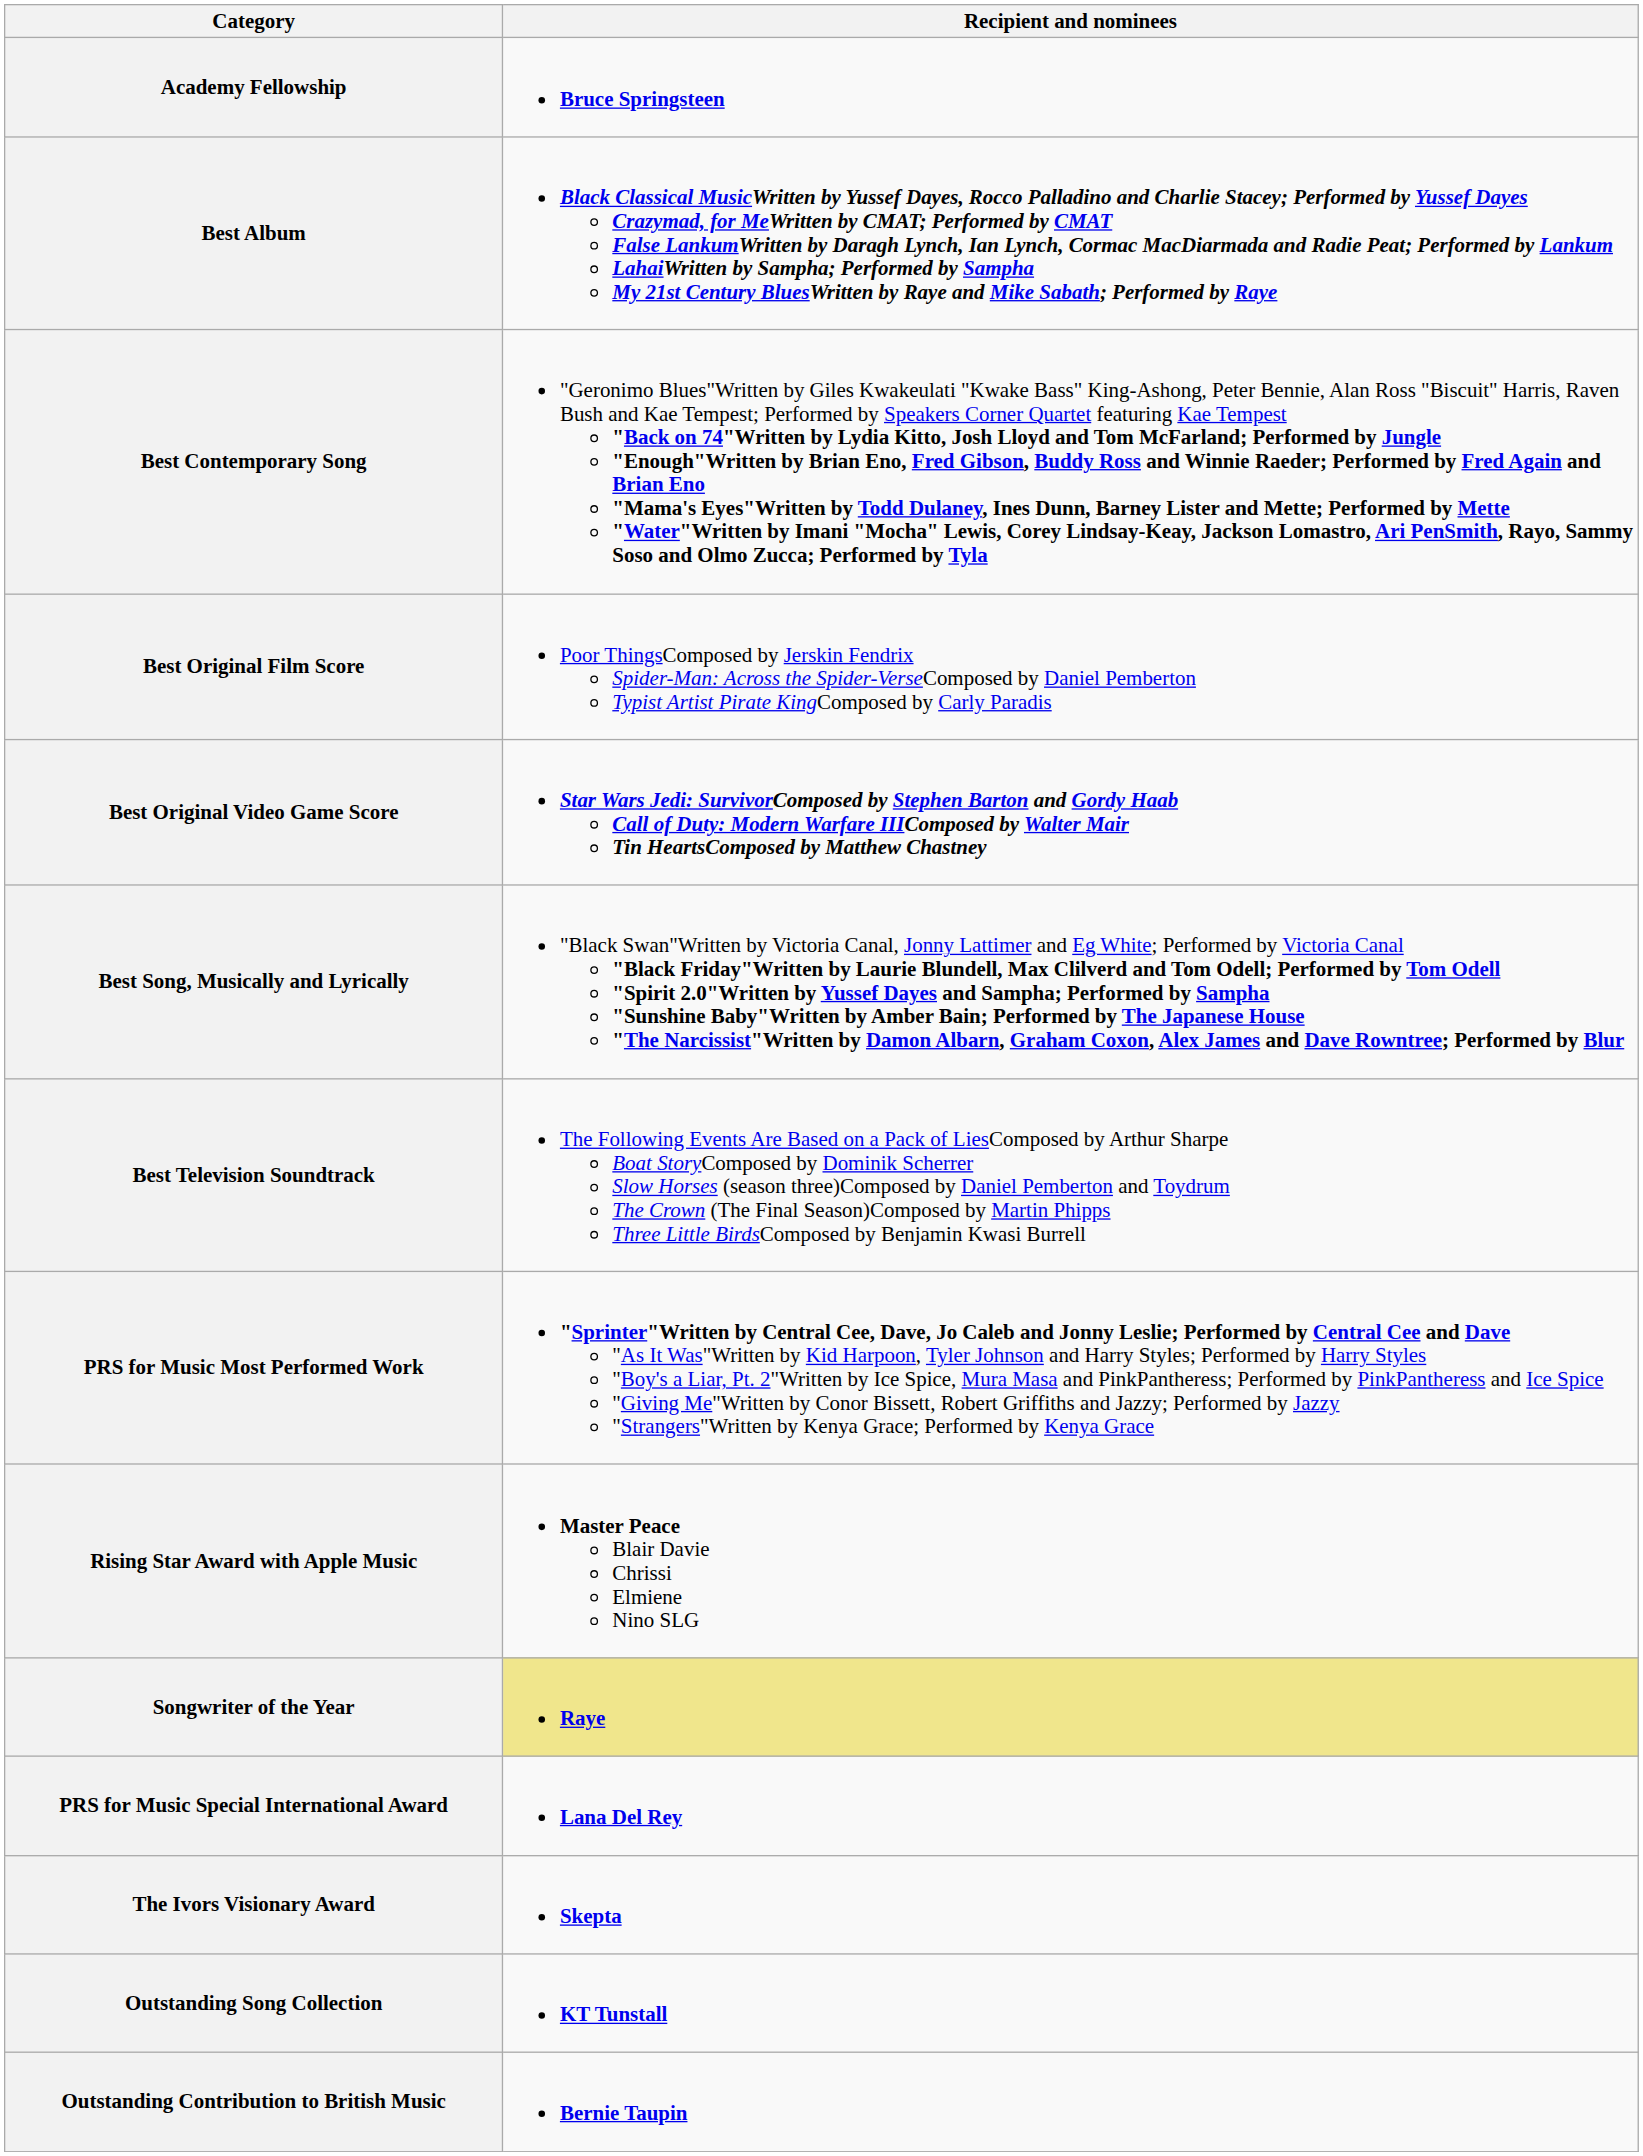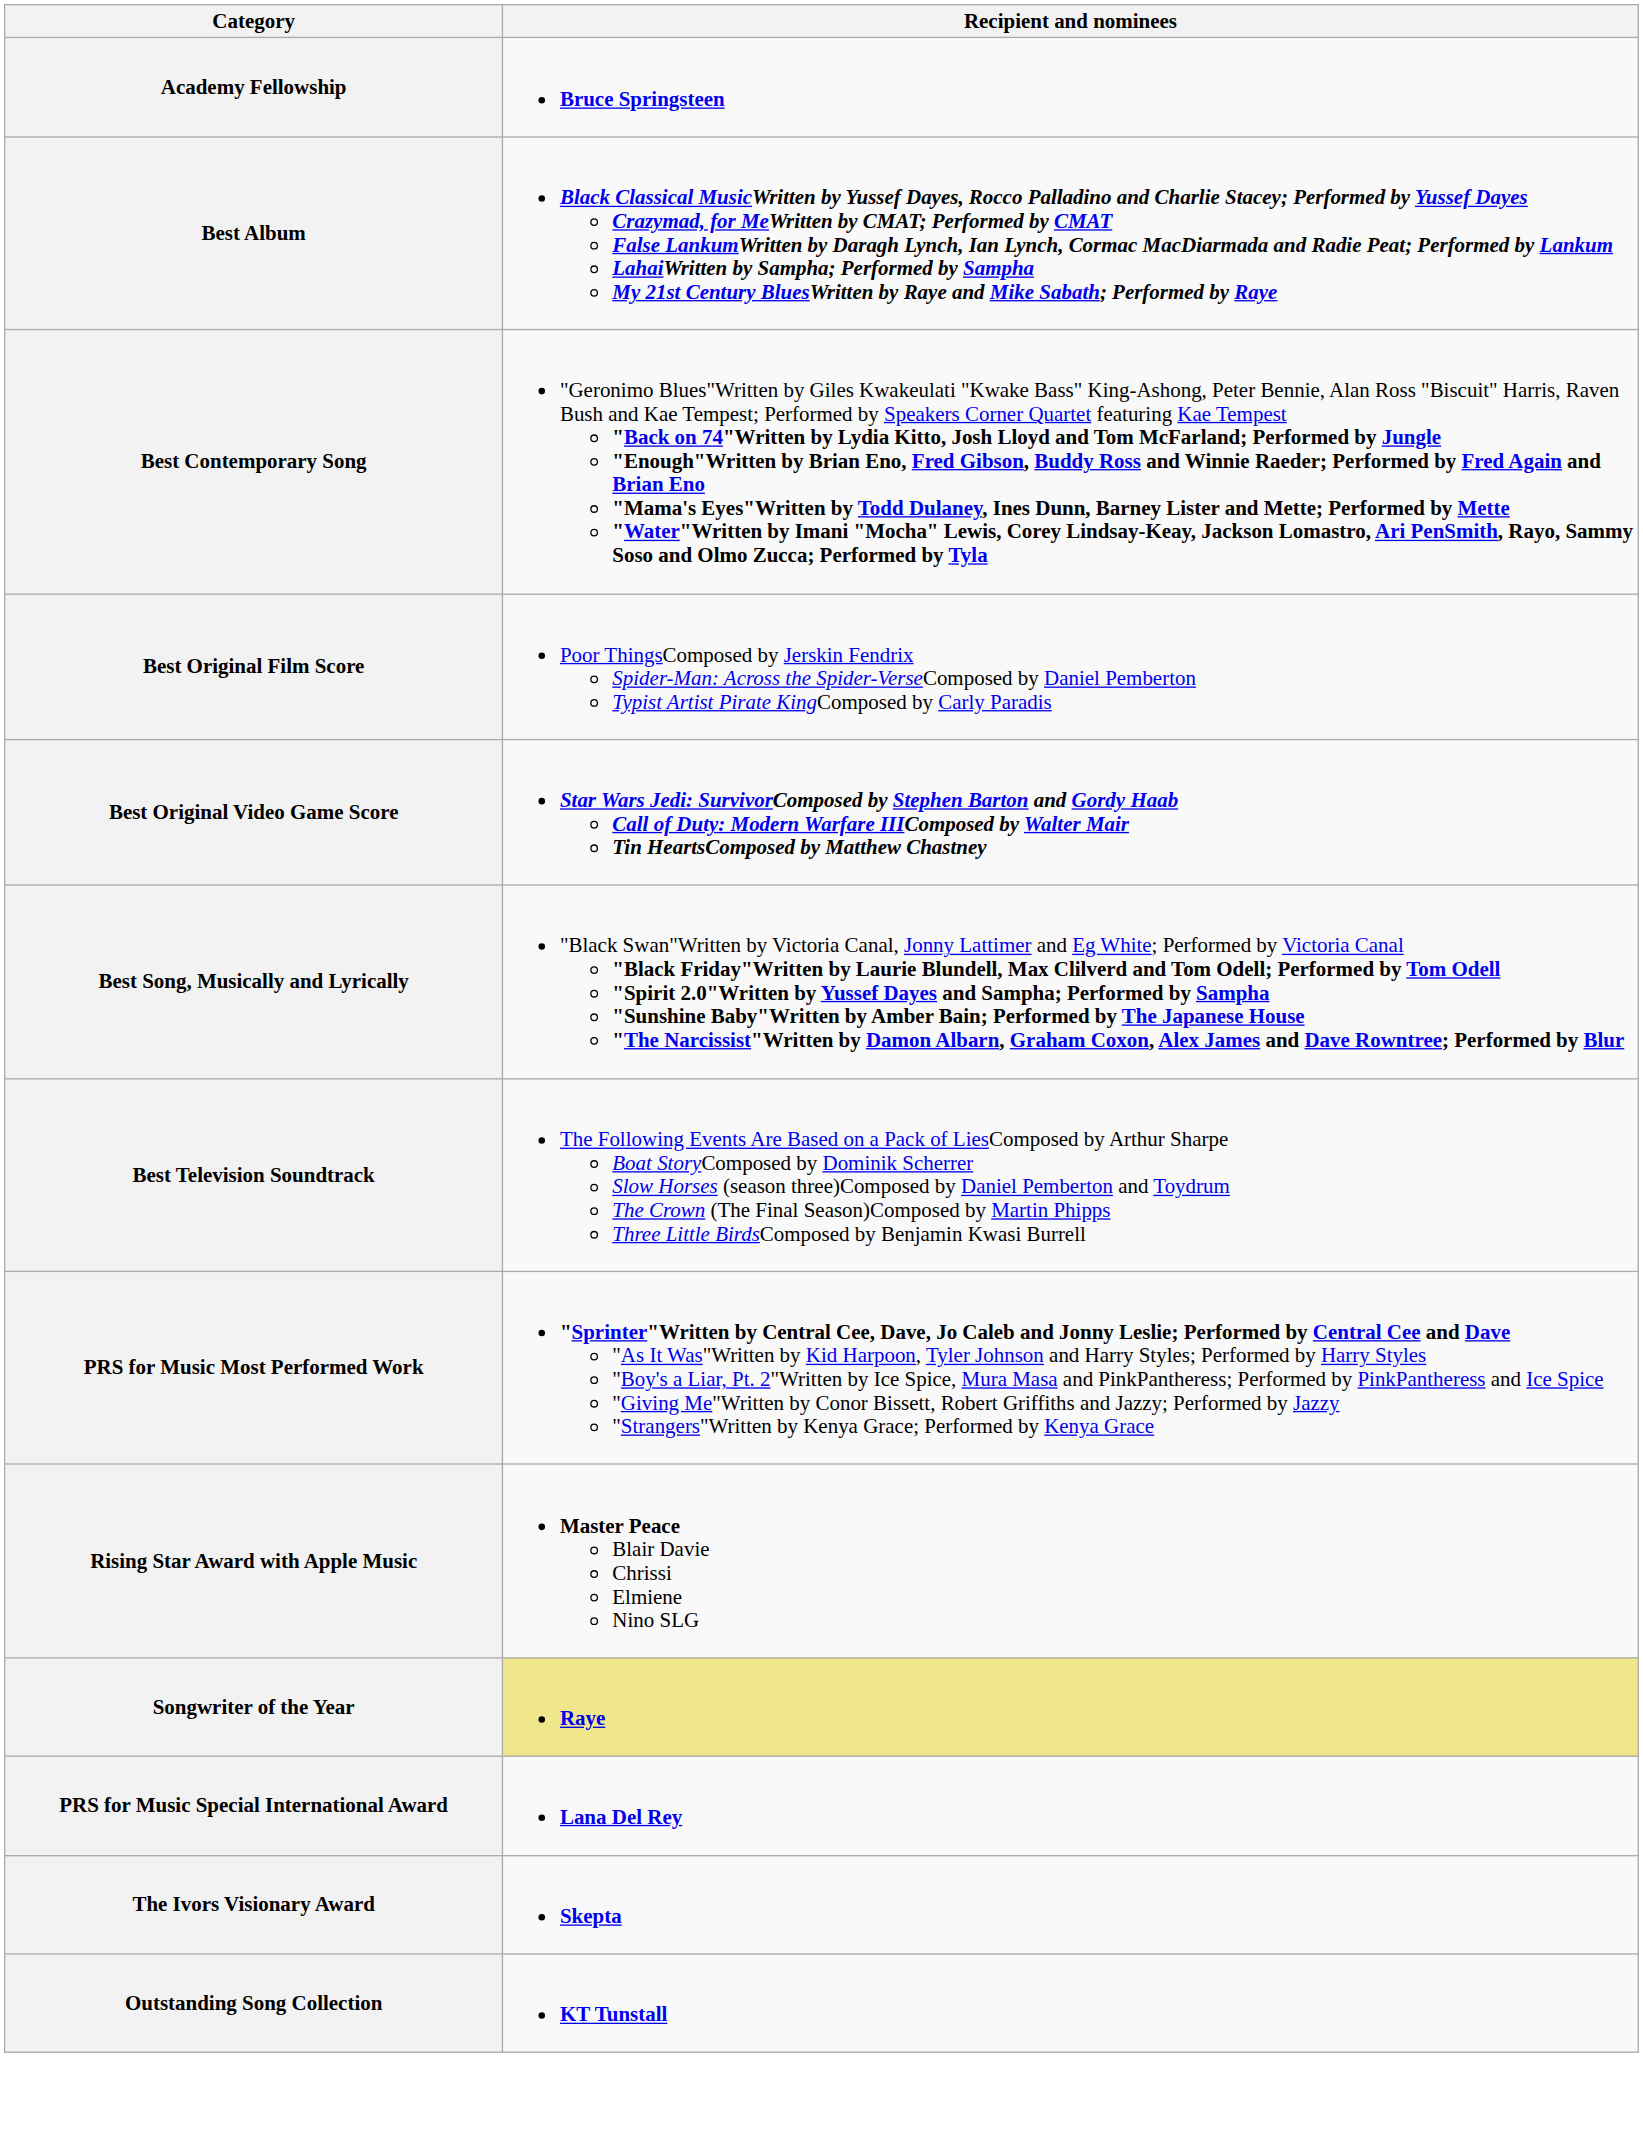- row: (254, 2101)
